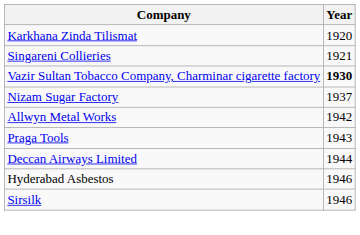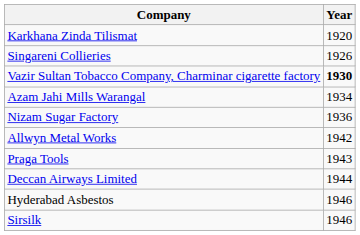(339, 55) 1921 -> (339, 55) 1926
+ row: (76, 96)
(339, 96) 1937 -> (339, 117) 1936
